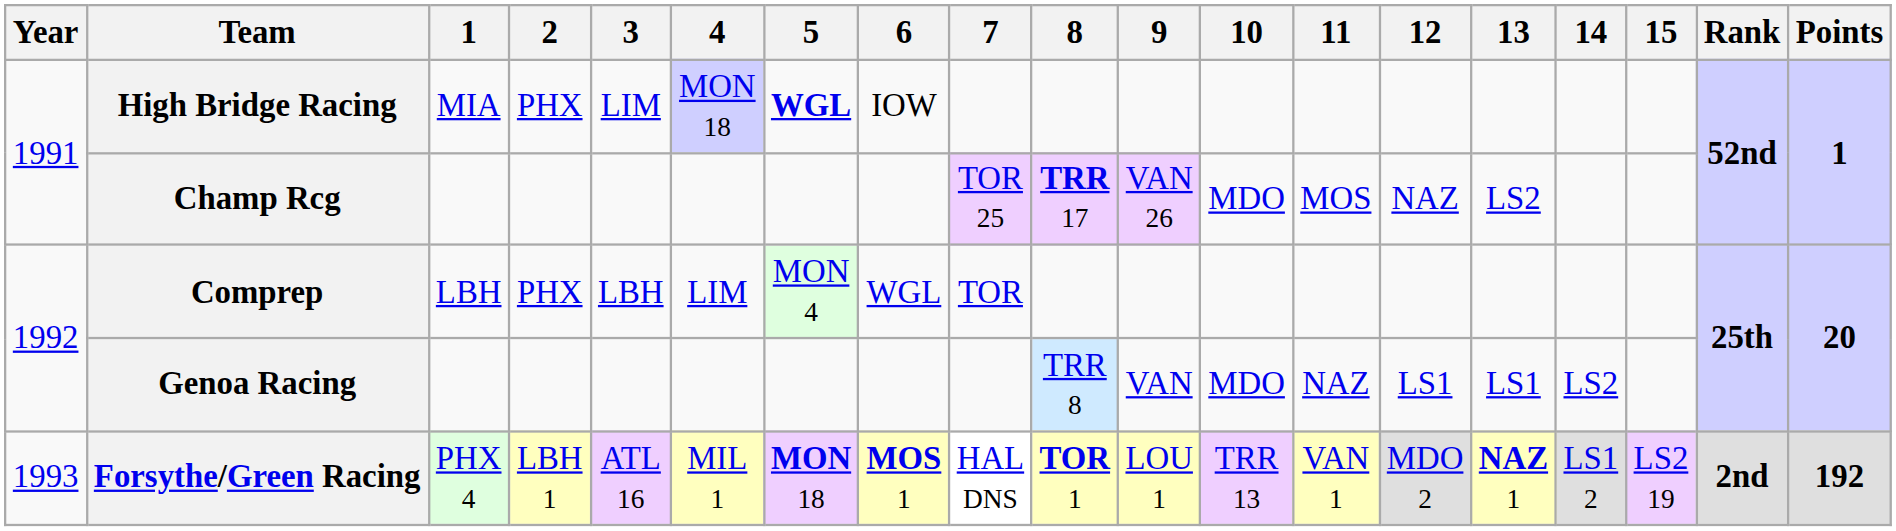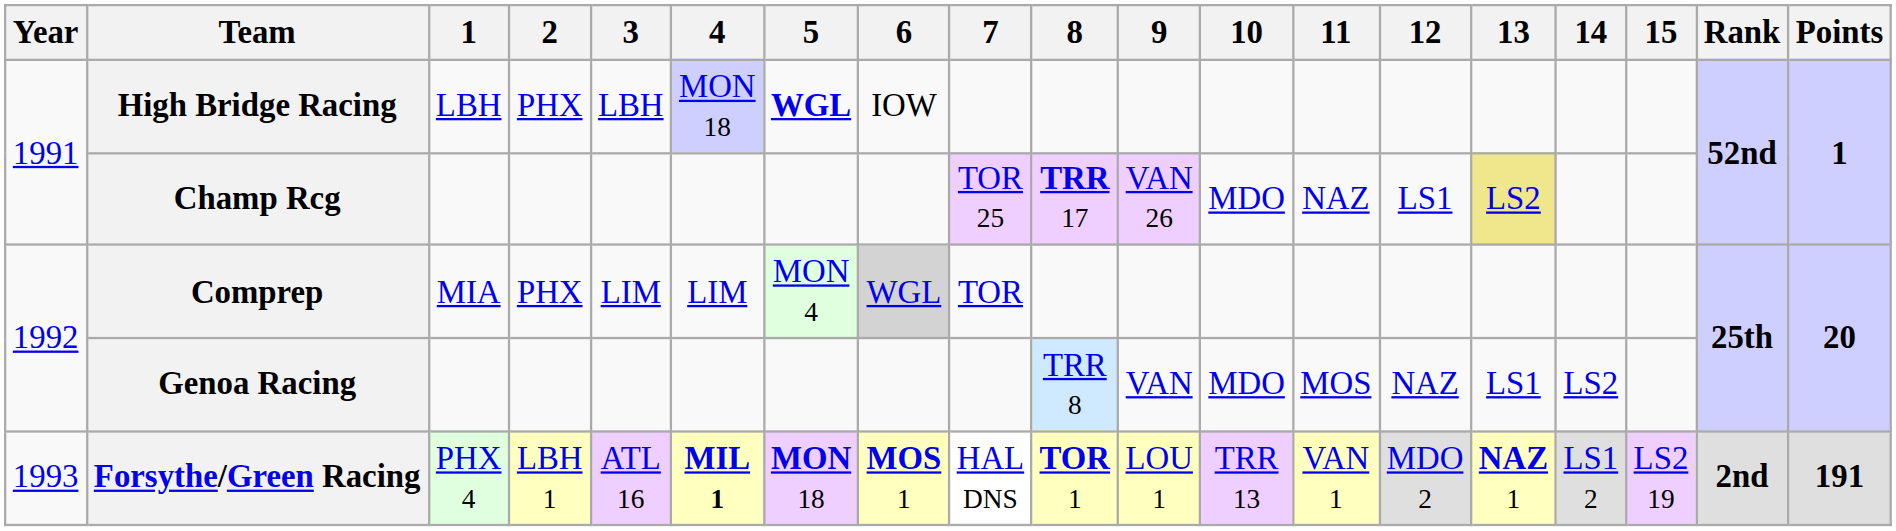(469, 105) MIA -> (469, 105) LBH
(631, 105) LIM -> (631, 105) LBH
(1336, 198) MOS -> (1336, 198) NAZ
(1425, 198) NAZ -> (1425, 198) LS1
(1513, 198) no background -> (1513, 198) khaki background
(469, 291) LBH -> (469, 291) MIA
(631, 291) LBH -> (631, 291) LIM
(904, 291) no background -> (904, 291) lightgrey background
(1336, 384) NAZ -> (1336, 384) MOS
(1425, 384) LS1 -> (1425, 384) NAZ
(717, 477) normal -> (717, 477) bold
(1839, 477) 192 -> (1839, 477) 191
